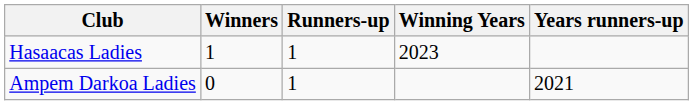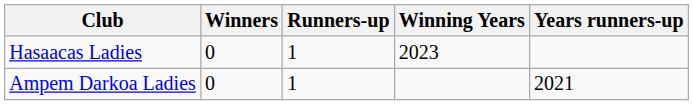(210, 52) 1 -> (210, 52) 0
